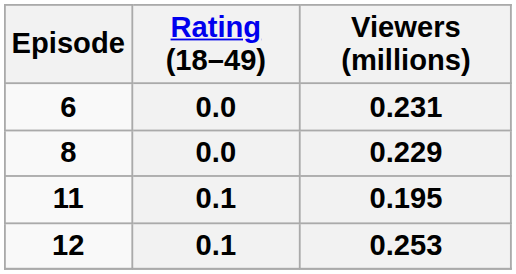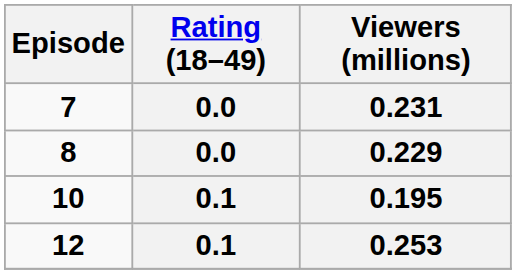(68, 106) 6 -> (68, 106) 7
(68, 198) 11 -> (68, 198) 10
